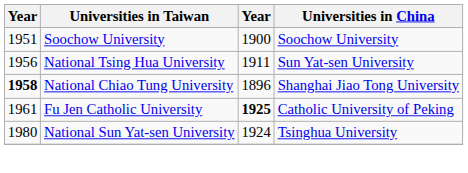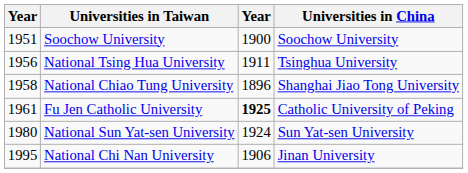(346, 62) Sun Yat-sen University -> (337, 62) Tsinghua University
(23, 86) bold -> (23, 86) normal
(337, 132) Tsinghua University -> (346, 132) Sun Yat-sen University
+ row: (129, 156)
